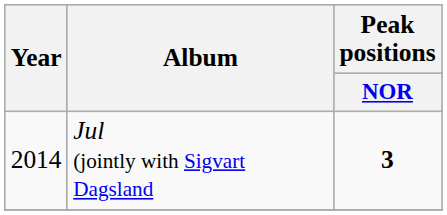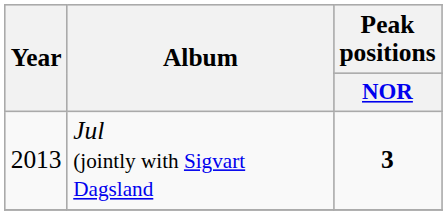(36, 160) 2014 -> (36, 160) 2013
